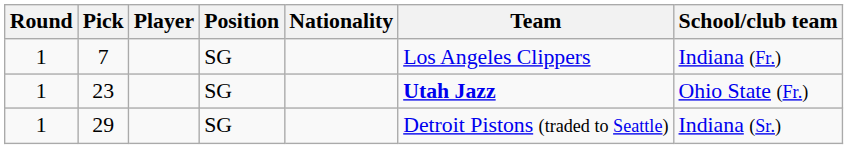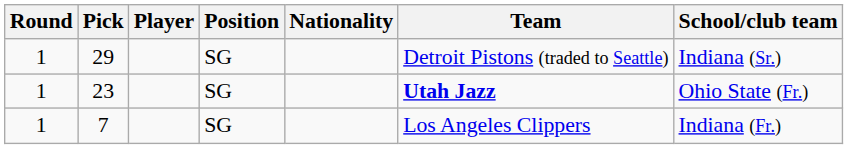rows swapped: (103, 56) <-> (103, 125)
